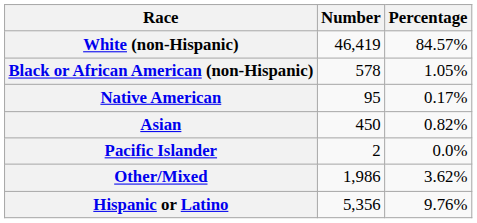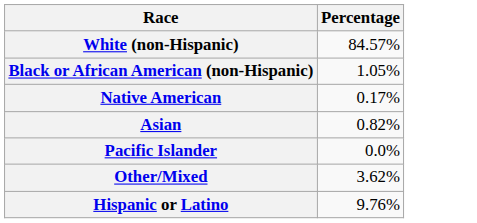- column: (351, 17)
